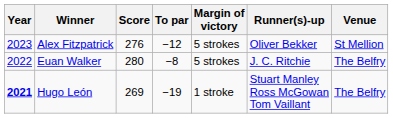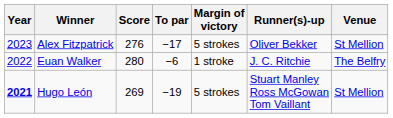(172, 44) −12 -> (172, 44) −17
(172, 62) −8 -> (172, 62) −6
(217, 62) 5 strokes -> (214, 62) 1 stroke
(214, 92) 1 stroke -> (217, 92) 5 strokes
(360, 92) The Belfry -> (359, 92) St Mellion
